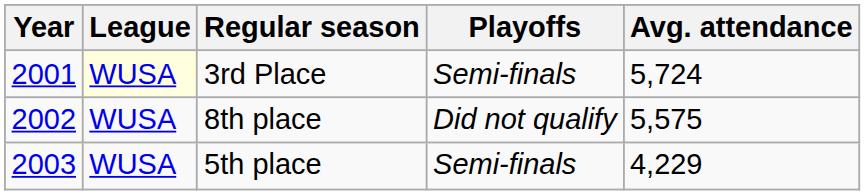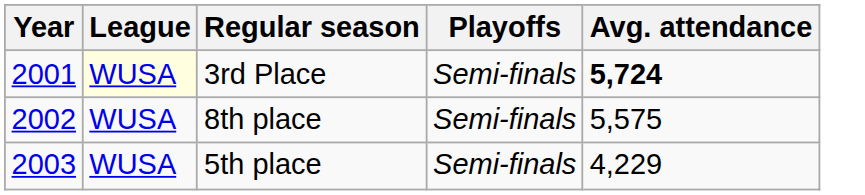(666, 73) normal -> (626, 73) bold
(525, 119) Did not qualify -> (505, 119) Semi-finals
